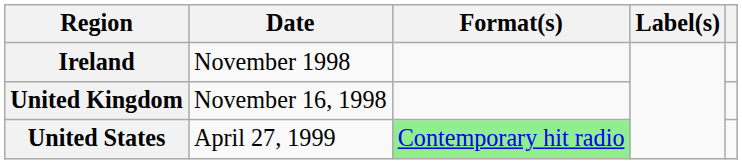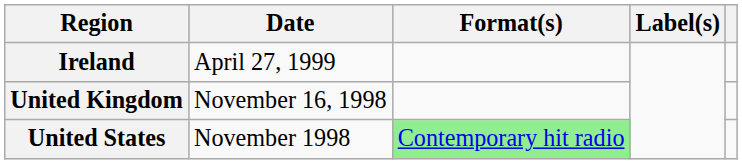(272, 61) November 1998 -> (265, 61) April 27, 1999
(265, 138) April 27, 1999 -> (272, 138) November 1998
